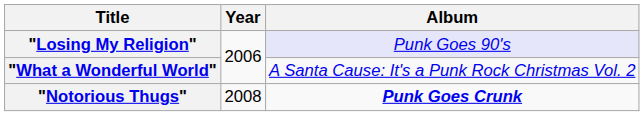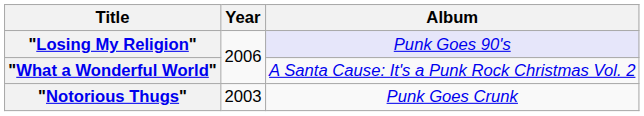(243, 96) 2008 -> (243, 96) 2003
(452, 96) bold -> (452, 96) normal
